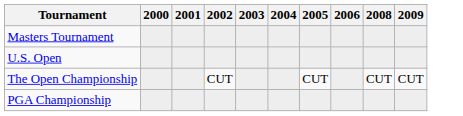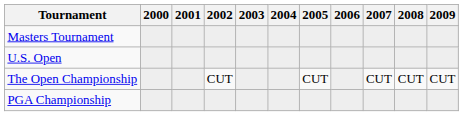+ column: (379, 15)
